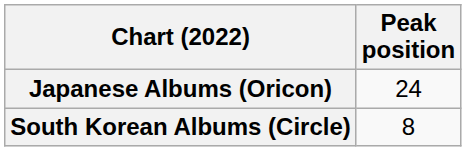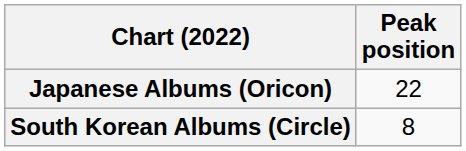(408, 88) 24 -> (408, 88) 22
